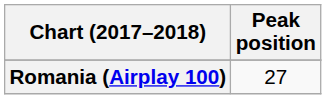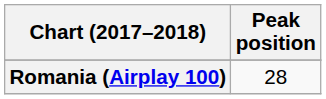(276, 76) 27 -> (276, 76) 28
